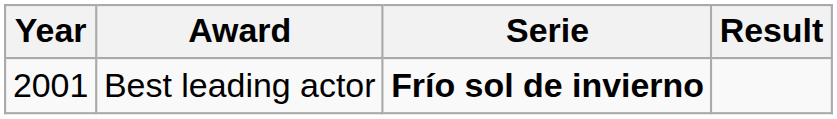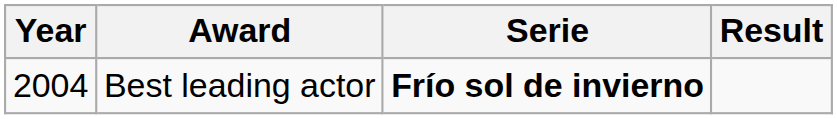(51, 85) 2001 -> (51, 85) 2004
